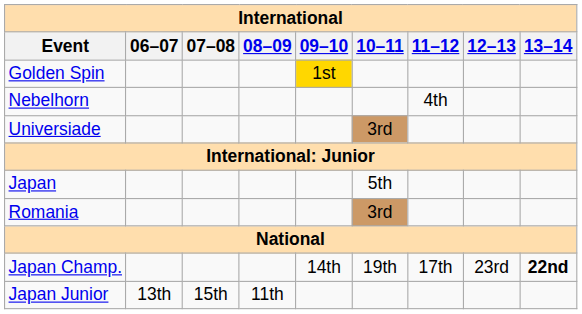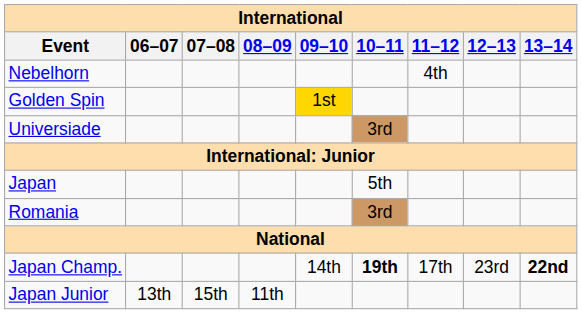rows swapped: (57, 73) <-> (49, 101)
(380, 267) normal -> (380, 267) bold
